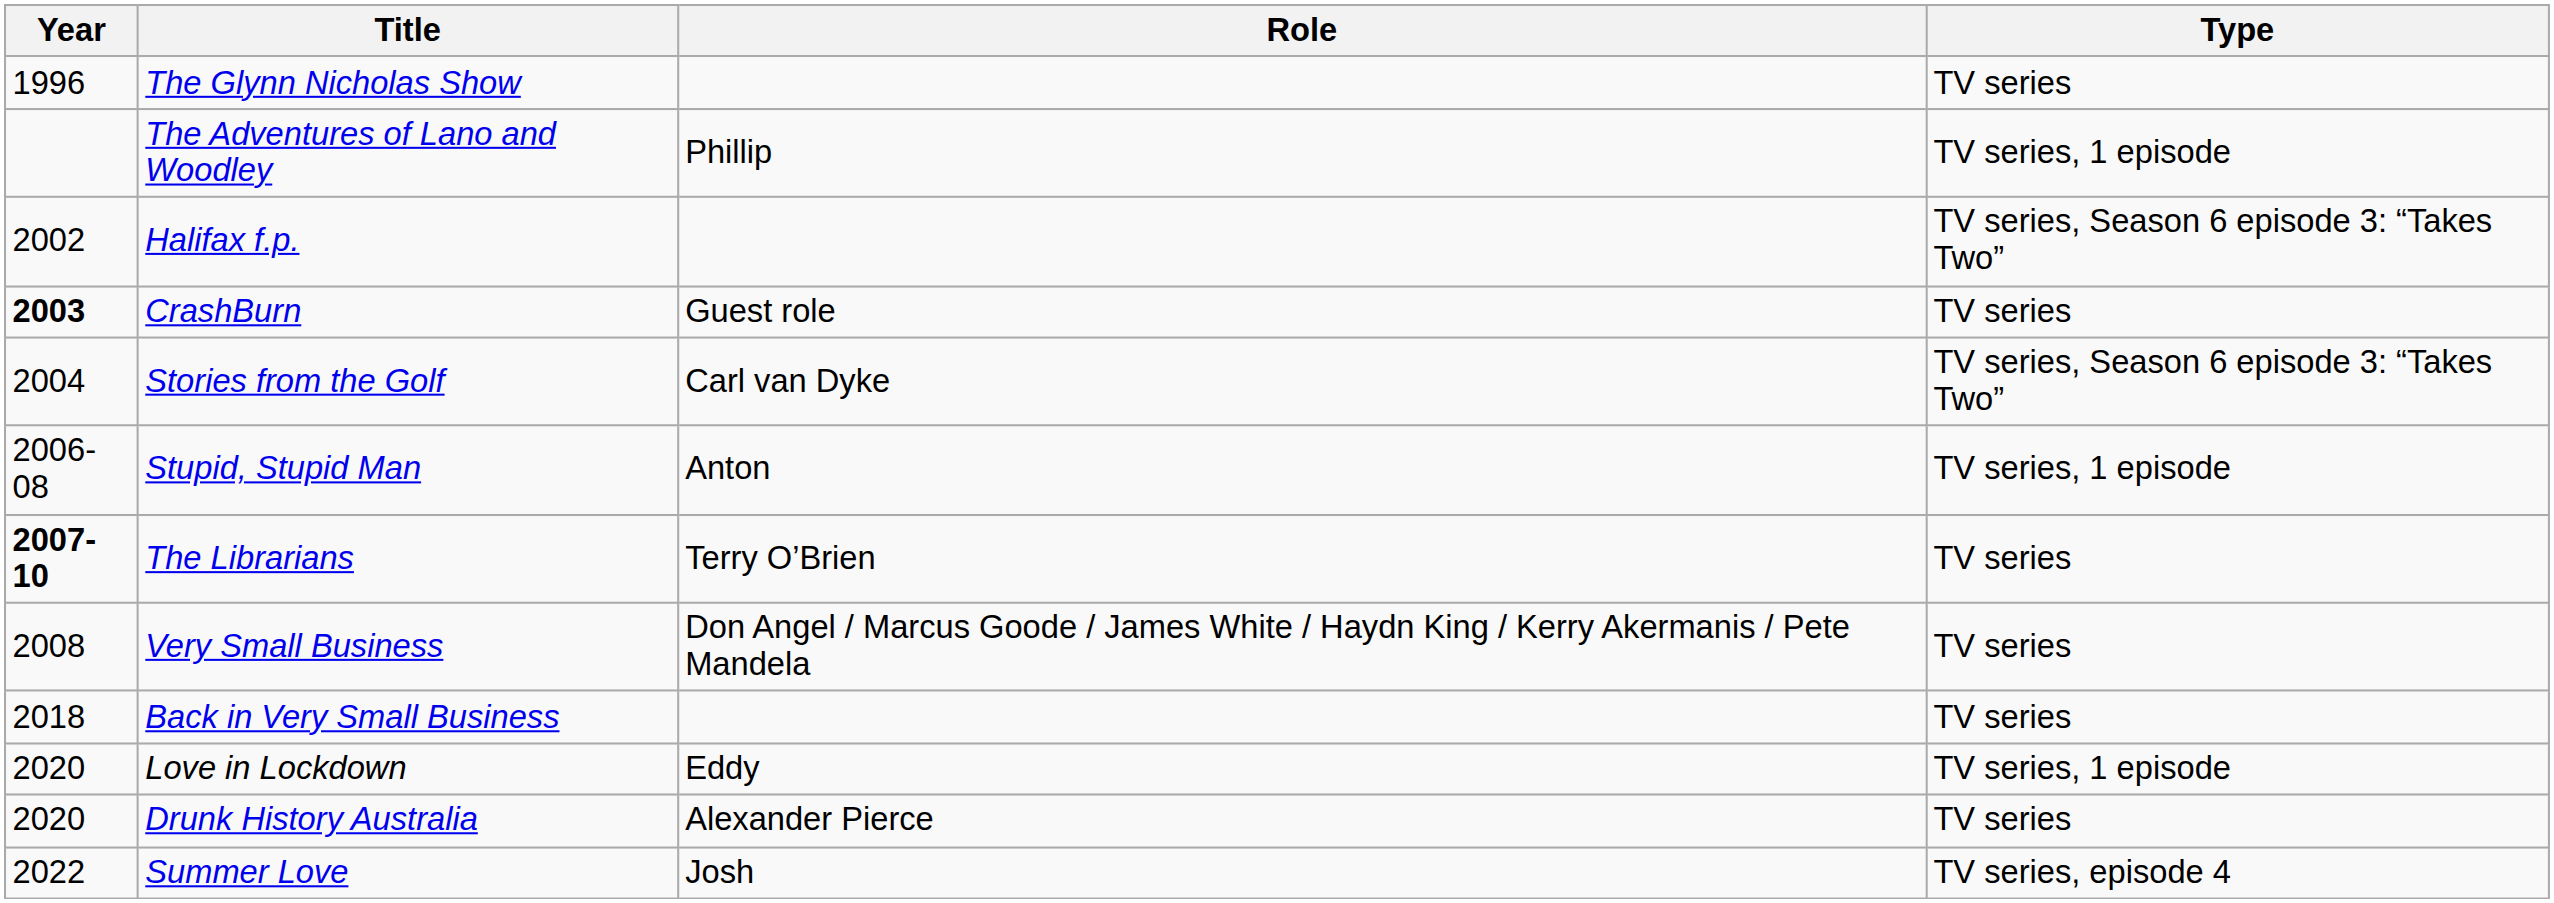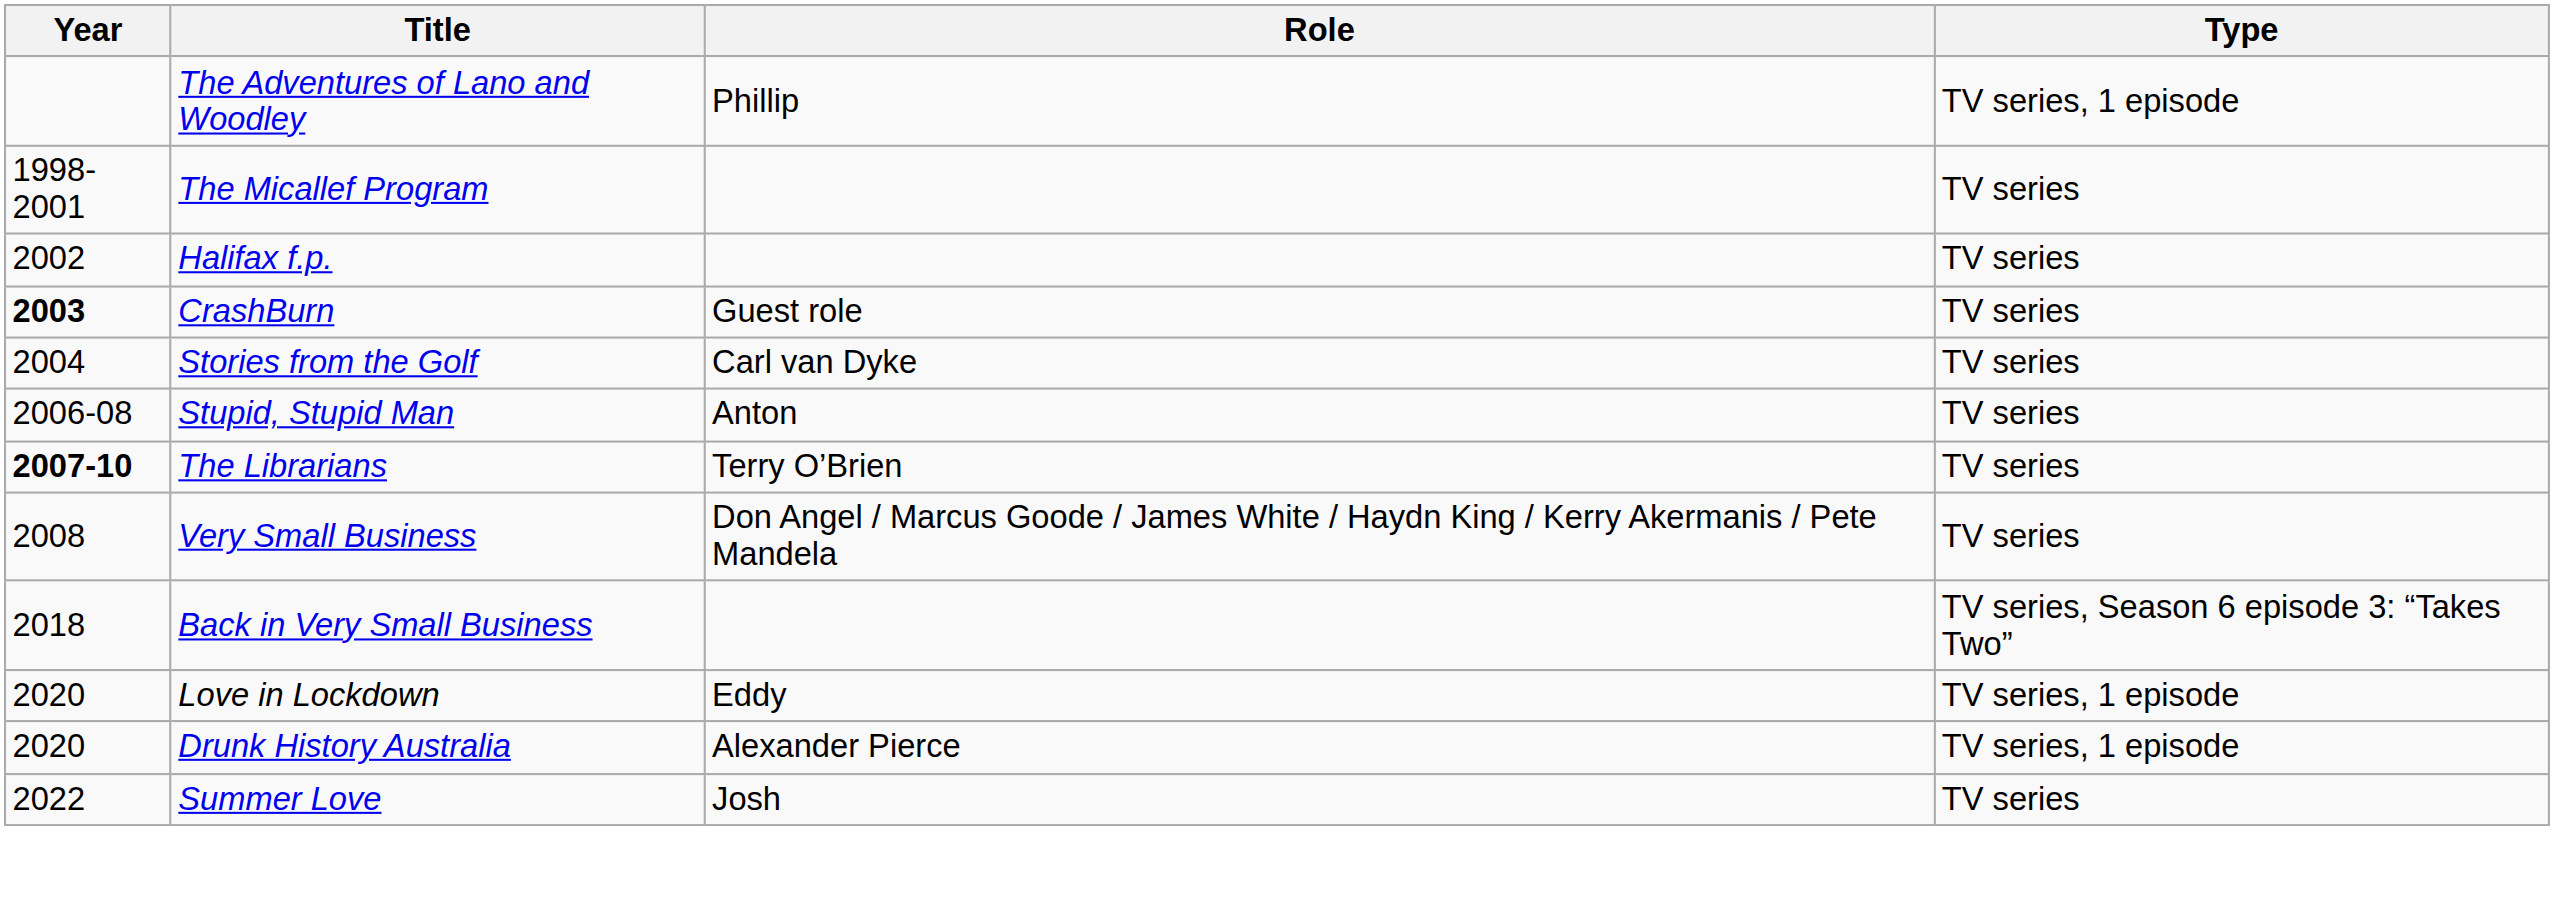- row: (333, 82)
+ row: (333, 188)
(2213, 240) TV series, Season 6 episode 3: “Takes Two” -> (2011, 259) TV series
(2213, 381) TV series, Season 6 episode 3: “Takes Two” -> (2011, 362) TV series
(2082, 469) TV series, 1 episode -> (2011, 414) TV series
(2002, 716) TV series -> (2221, 624) TV series, Season 6 episode 3: “Takes Two”
(2002, 820) TV series -> (2091, 746) TV series, 1 episode
(2082, 871) TV series, episode 4 -> (2011, 798) TV series
